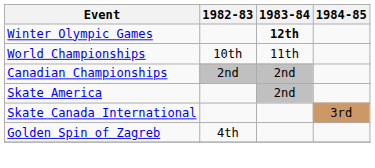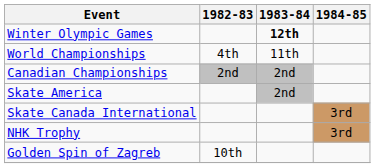(228, 54) 10th -> (228, 54) 4th
+ row: (44, 133)
(228, 133) 4th -> (228, 152) 10th
